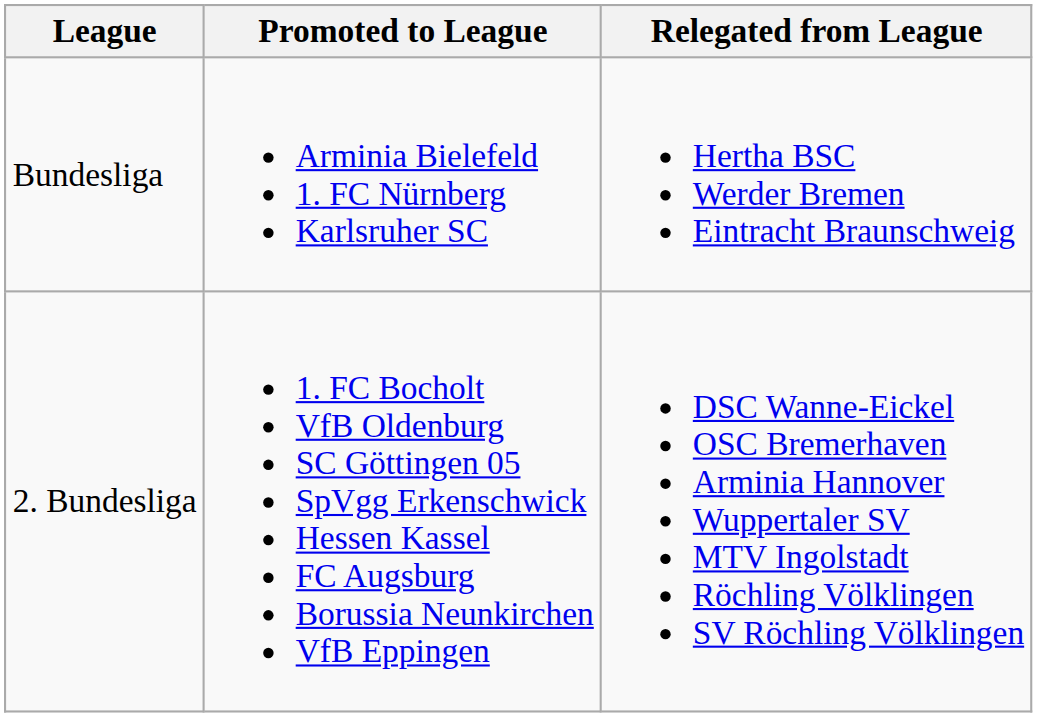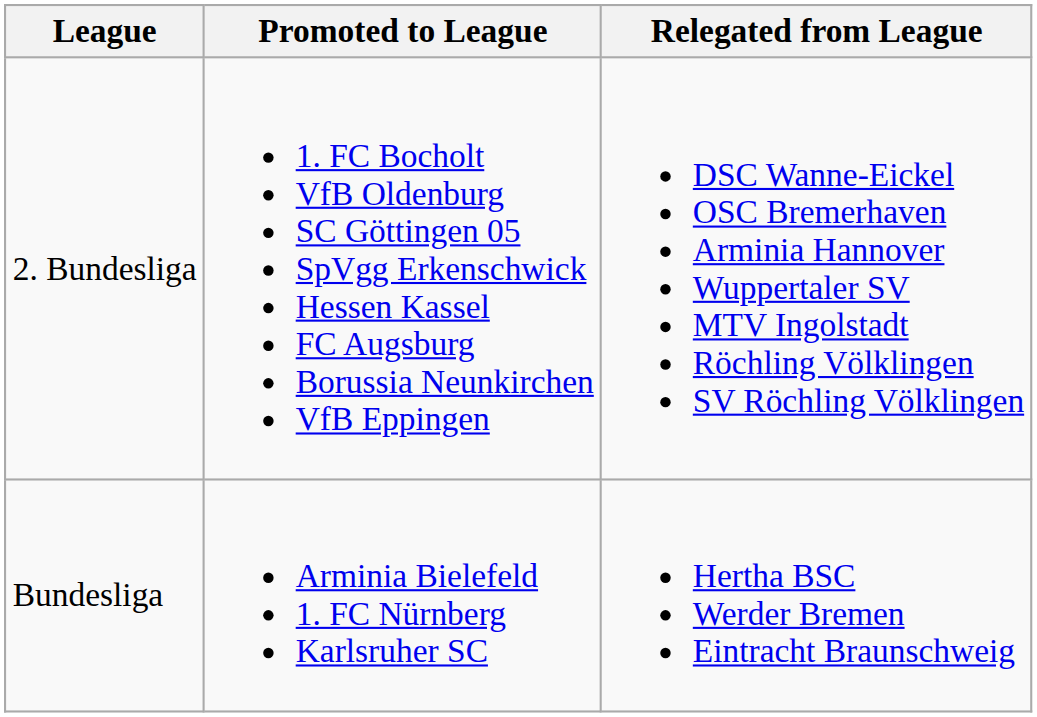rows swapped: (88, 173) <-> (105, 500)
